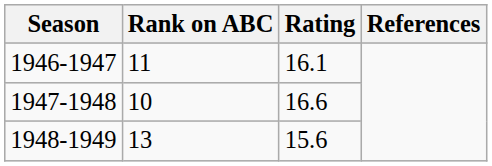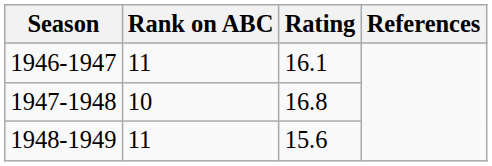(306, 101) 16.6 -> (306, 101) 16.8
(140, 140) 13 -> (140, 140) 11
